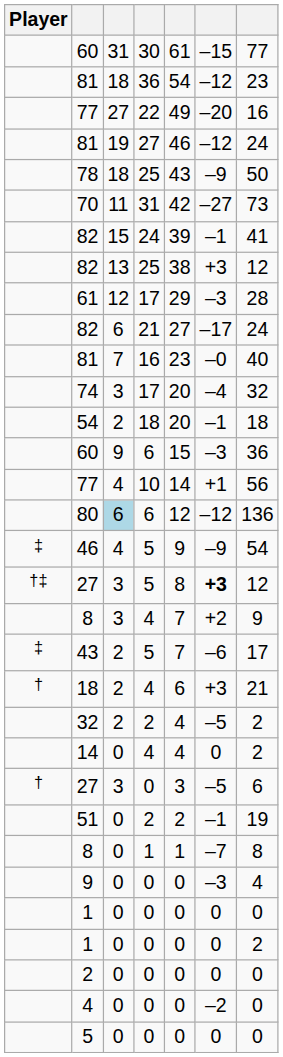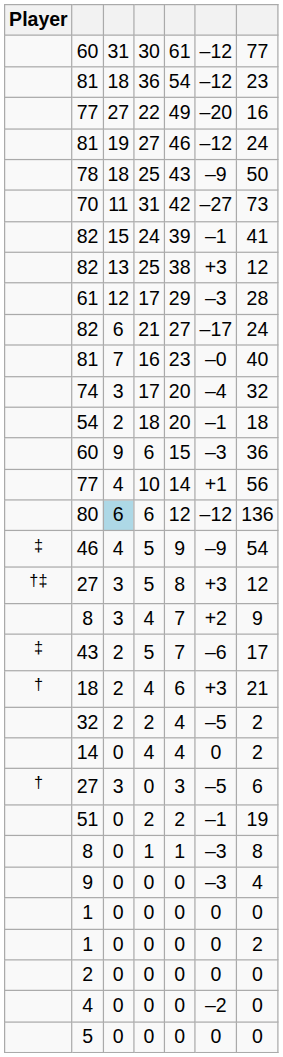(216, 50) –15 -> (216, 50) –12
(216, 585) bold -> (216, 585) normal
(216, 851) –7 -> (216, 851) –3
